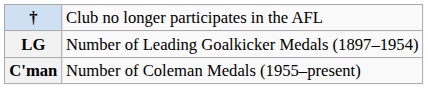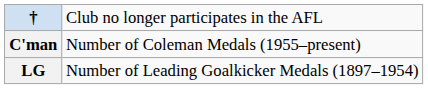rows swapped: (33, 44) <-> (33, 70)
